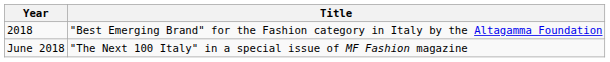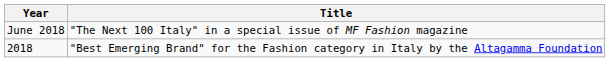rows swapped: (20, 30) <-> (36, 48)
